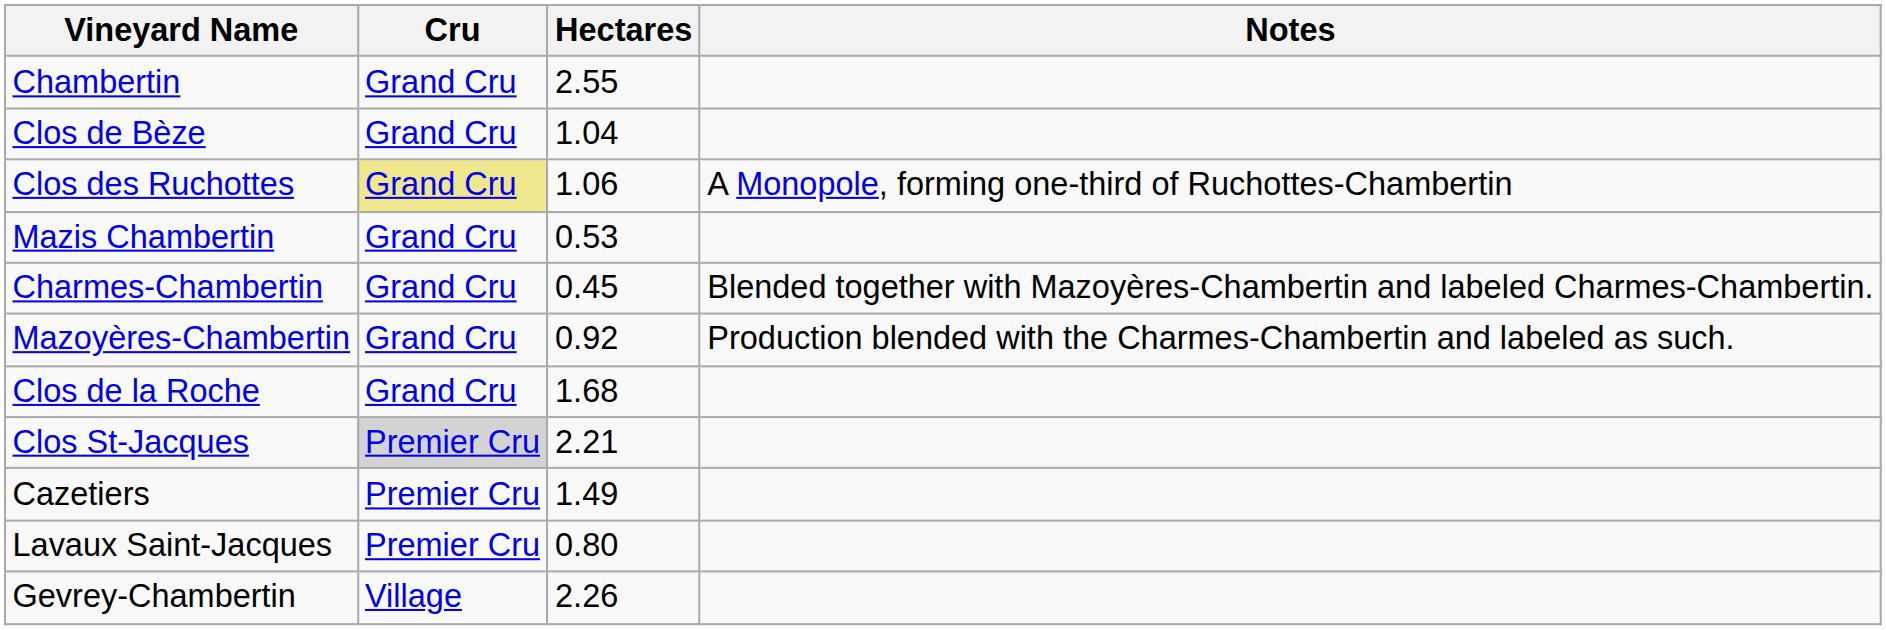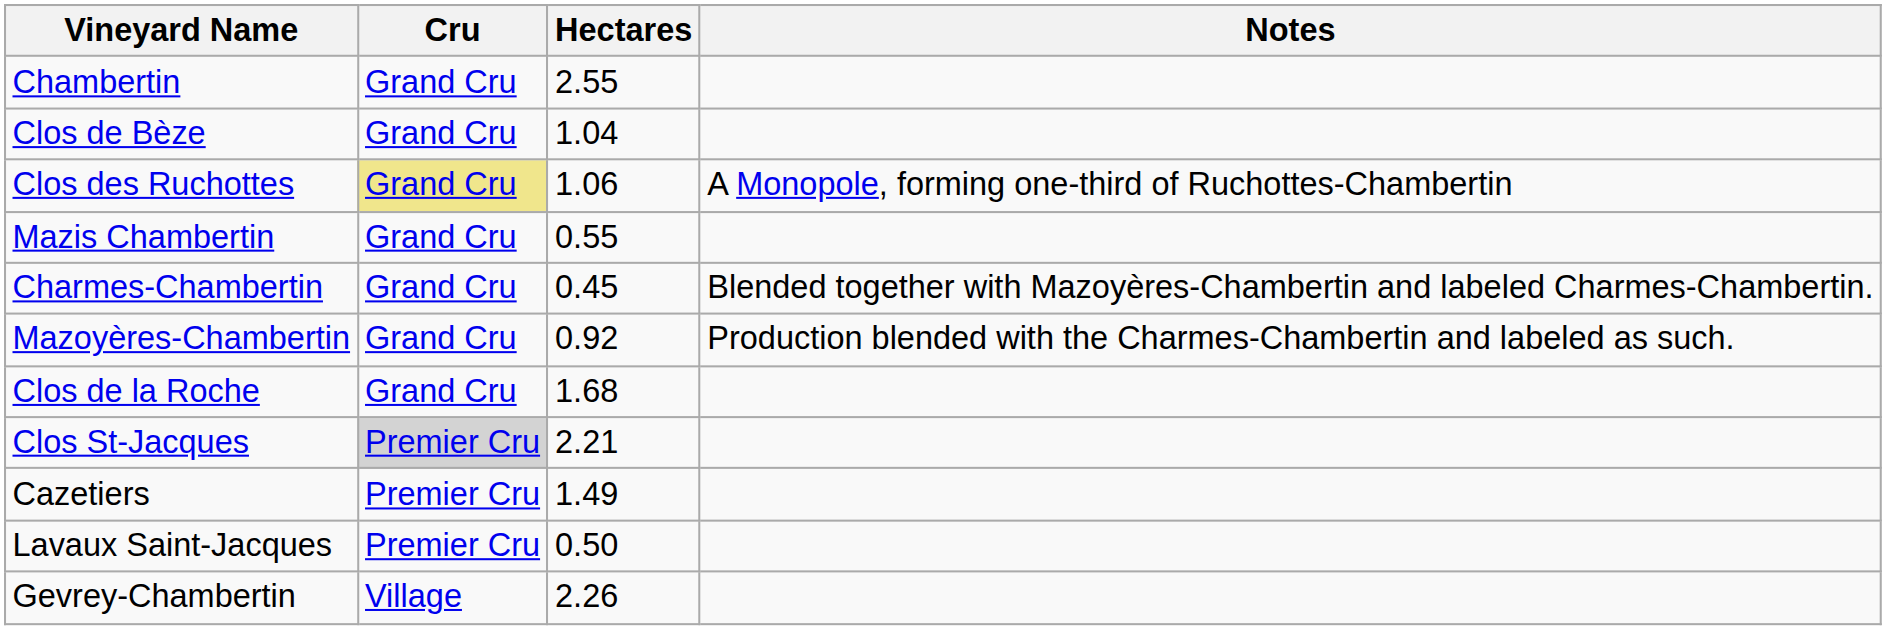(587, 236) 0.53 -> (587, 236) 0.55
(587, 545) 0.80 -> (587, 545) 0.50
